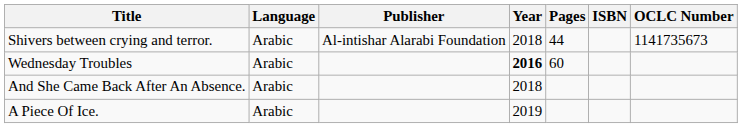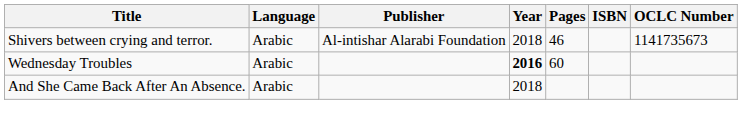(556, 39) 44 -> (556, 39) 46
- row: (53, 110)
